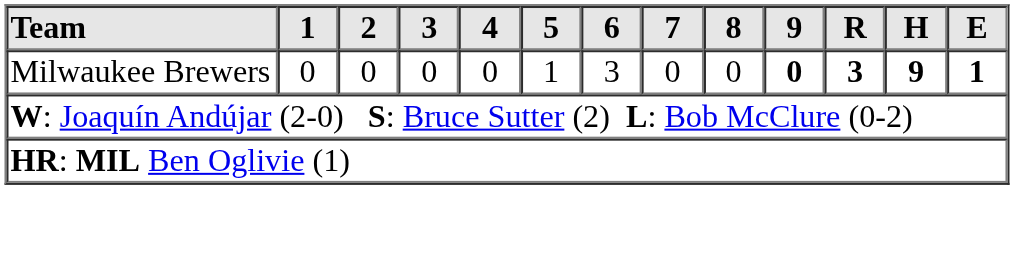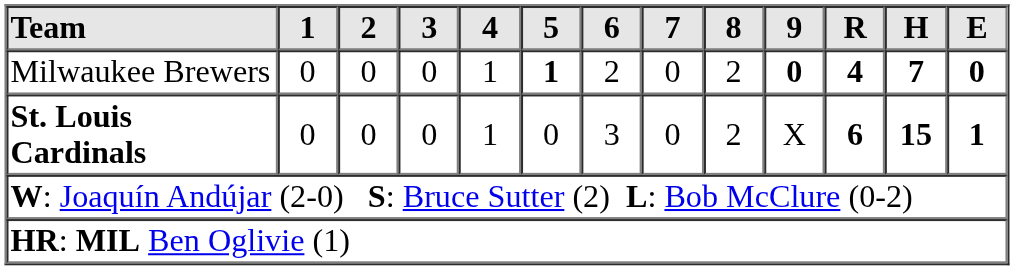(490, 71) 0 -> (490, 71) 1
(551, 71) normal -> (551, 71) bold
(612, 71) 3 -> (612, 71) 2
(733, 71) 0 -> (733, 71) 2
(855, 71) 3 -> (855, 71) 4
(916, 71) 9 -> (916, 71) 7
(977, 71) 1 -> (977, 71) 0
+ row: (78, 134)
